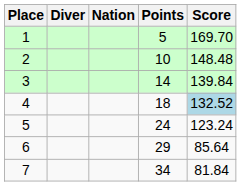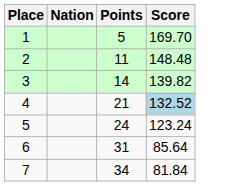- column: (68, 15)
(163, 59) 10 -> (121, 59) 11
(212, 81) 139.84 -> (170, 81) 139.82
(163, 103) 18 -> (121, 103) 21
(163, 147) 29 -> (121, 147) 31
